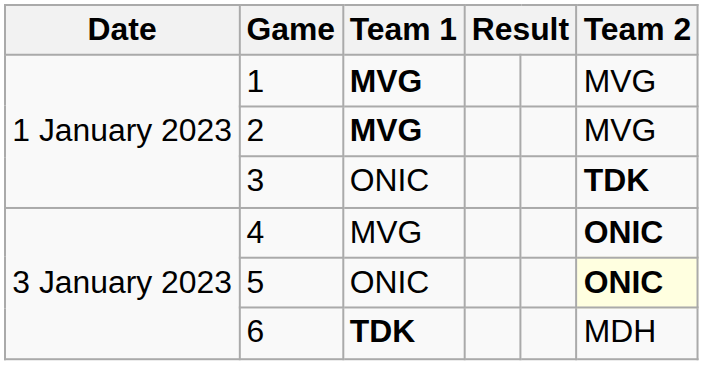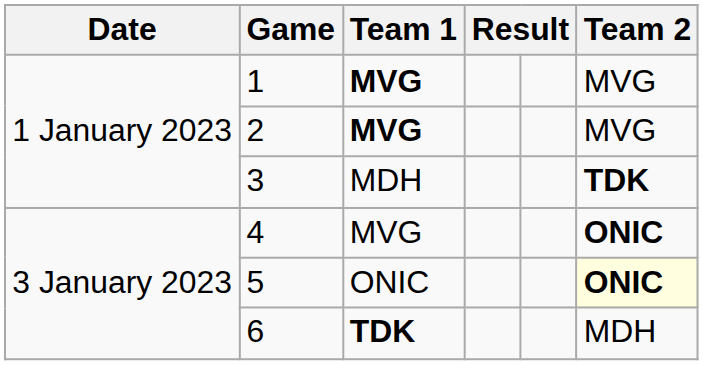(390, 181) ONIC -> (386, 181) MDH
